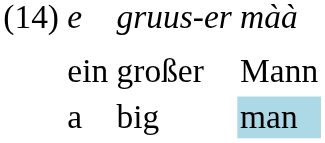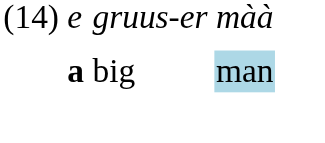- row: (160, 70)
(75, 116) normal -> (76, 70) bold
